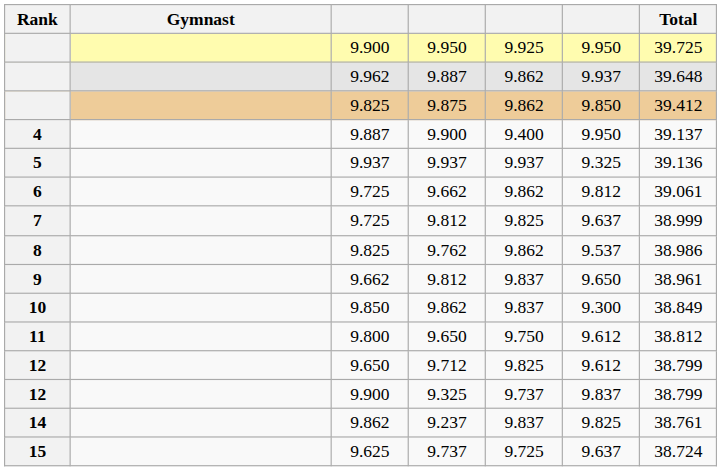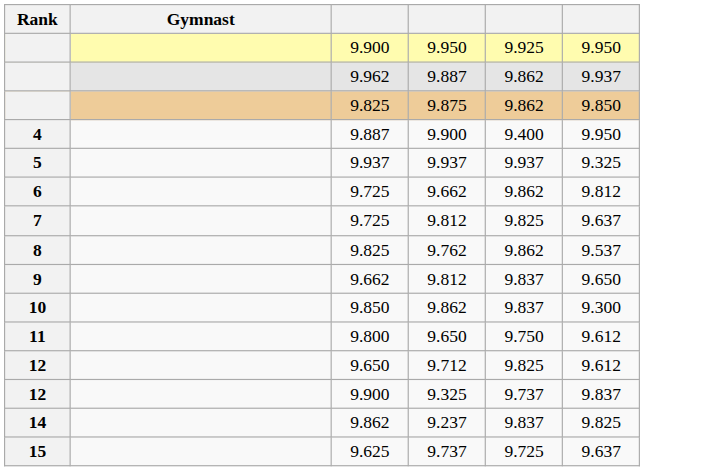- column: (678, 19)
